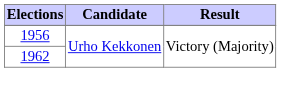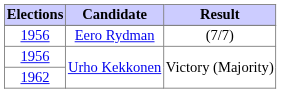+ row: (35, 35)
